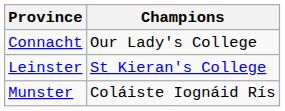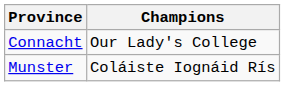- row: (45, 68)
